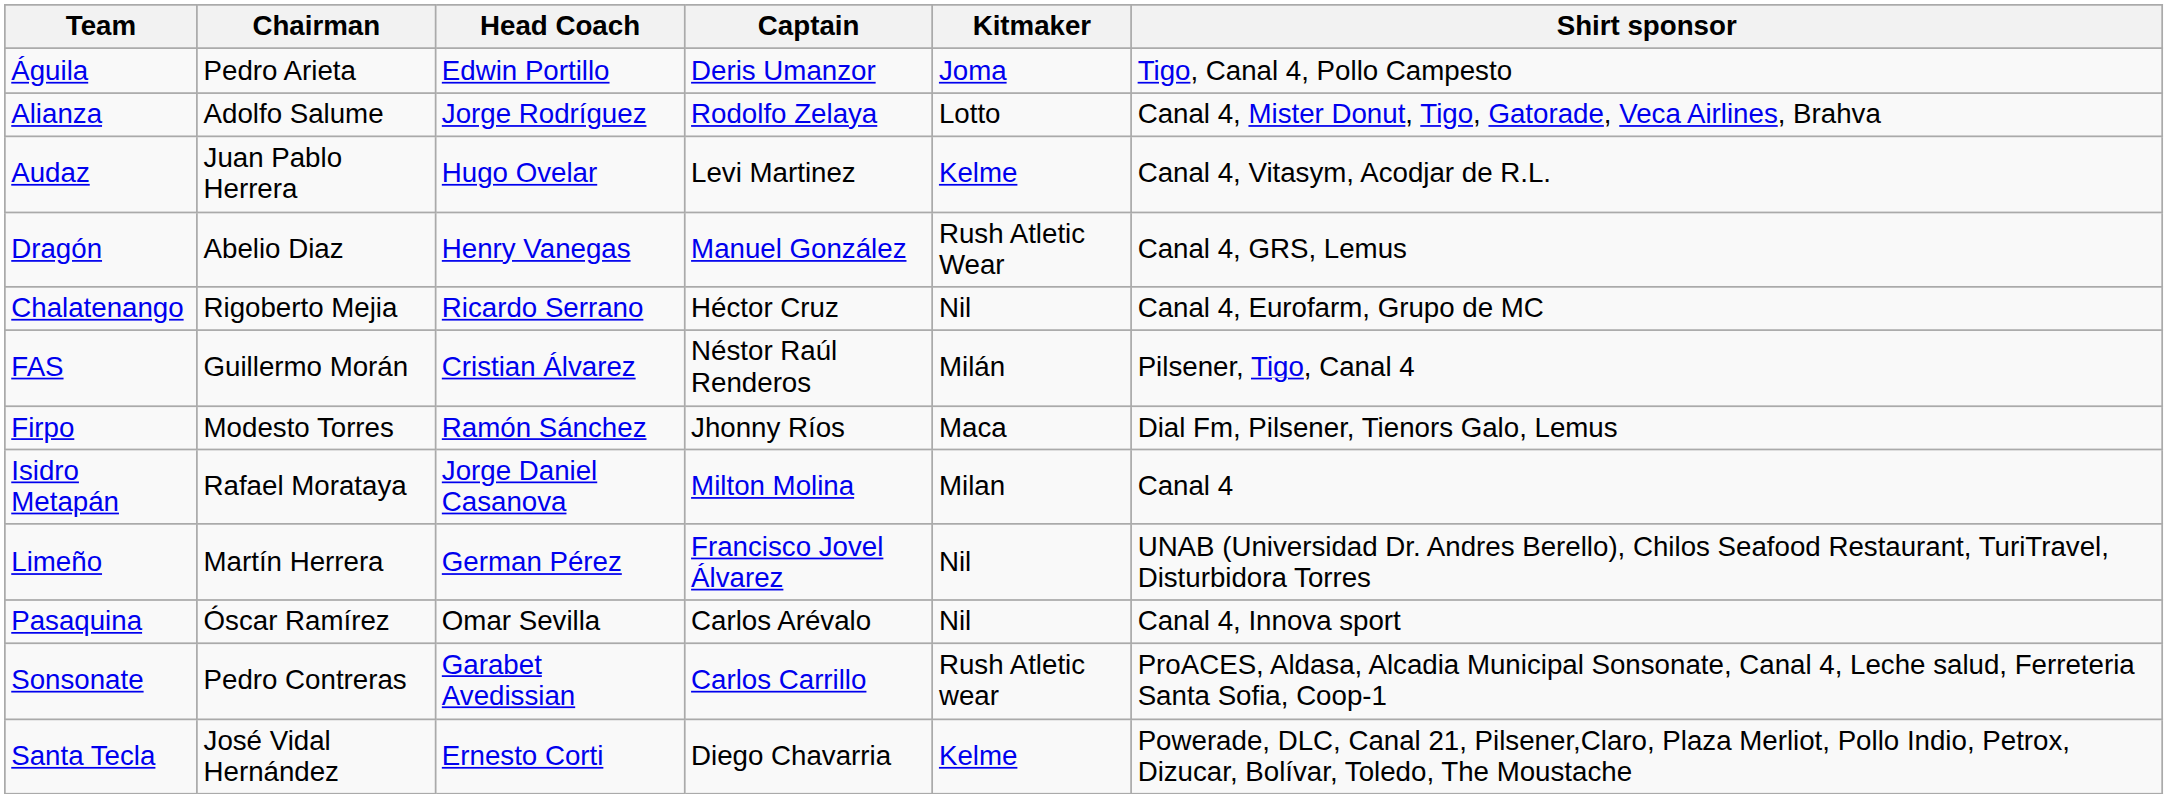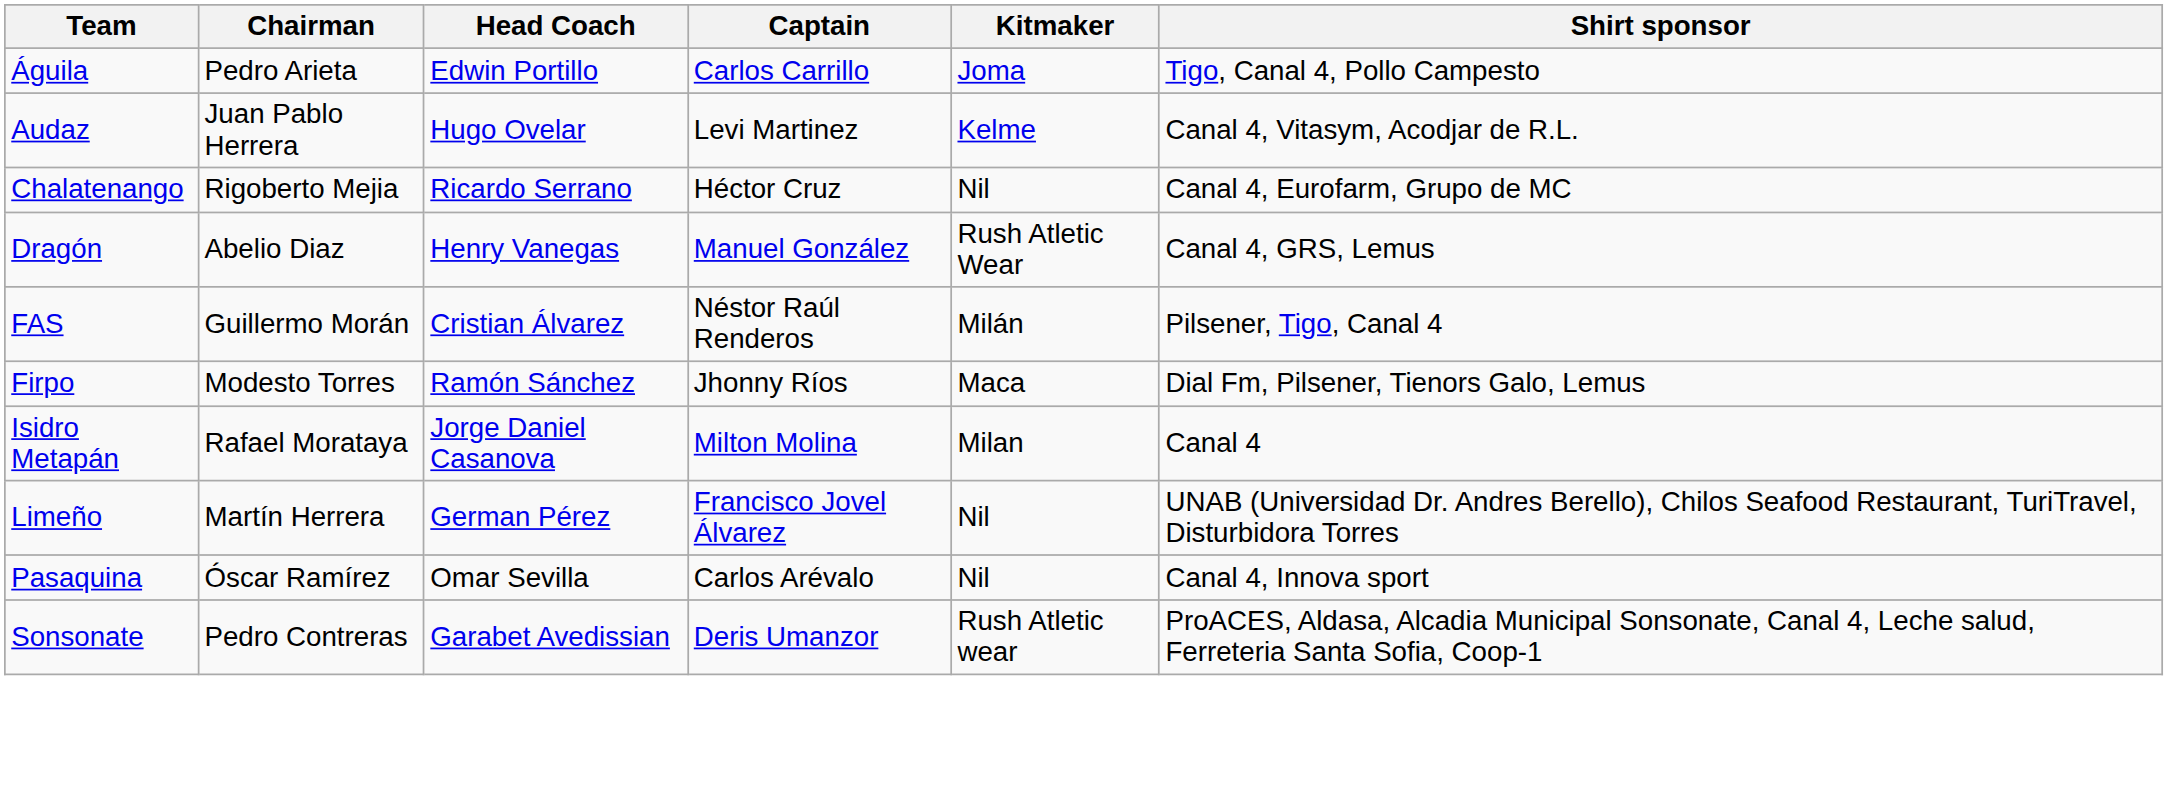(783, 70) Deris Umanzor -> (781, 70) Carlos Carrillo
- row: (57, 114)
rows swapped: (97, 308) <-> (57, 248)
(779, 680) Carlos Carrillo -> (786, 636) Deris Umanzor
- row: (83, 755)
